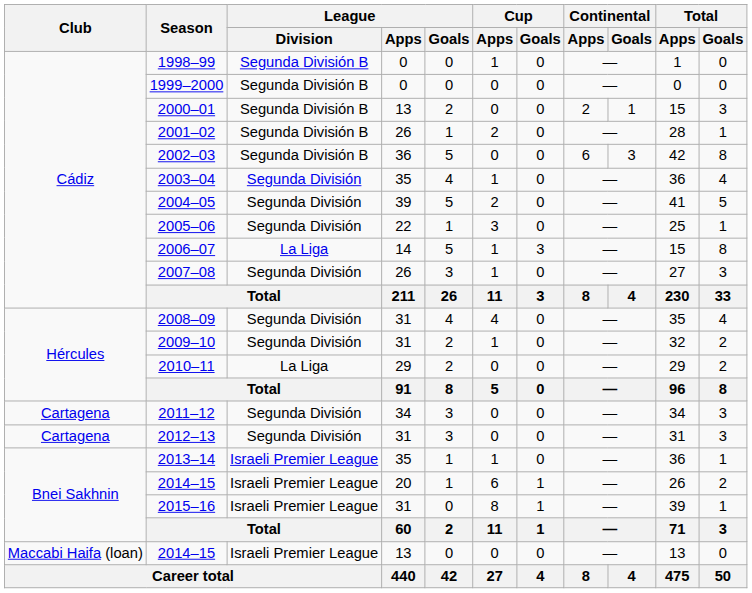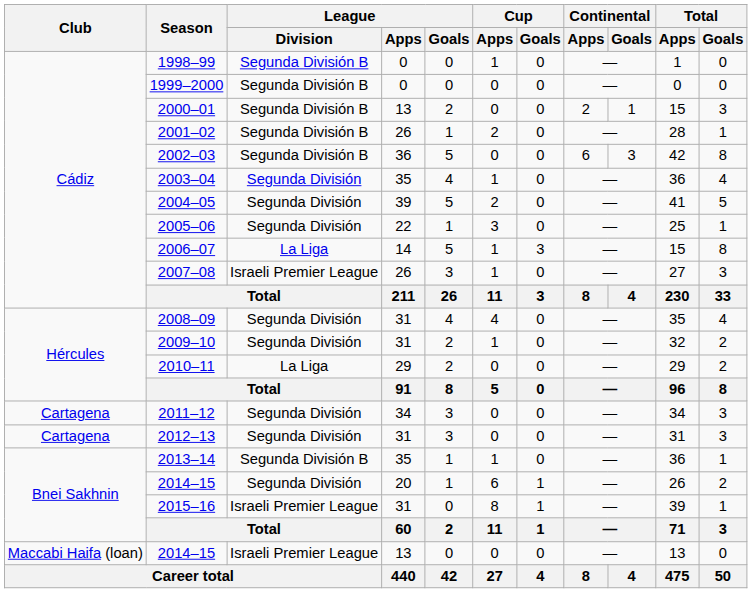(304, 272) Segunda División -> (304, 272) Israeli Premier League
(304, 459) Israeli Premier League -> (304, 459) Segunda División B
(304, 483) Israeli Premier League -> (304, 483) Segunda División
